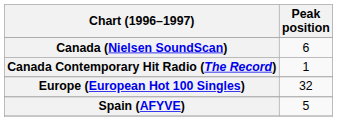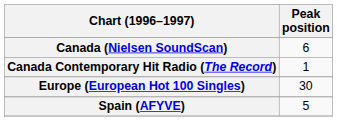(306, 86) 32 -> (306, 86) 30
